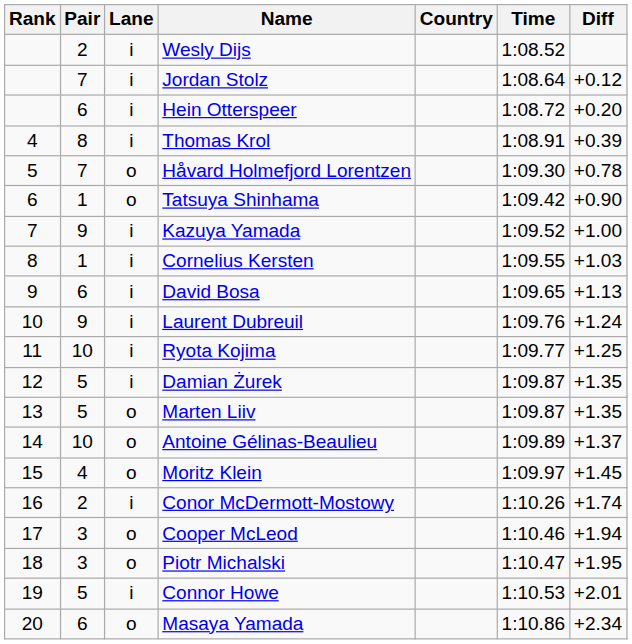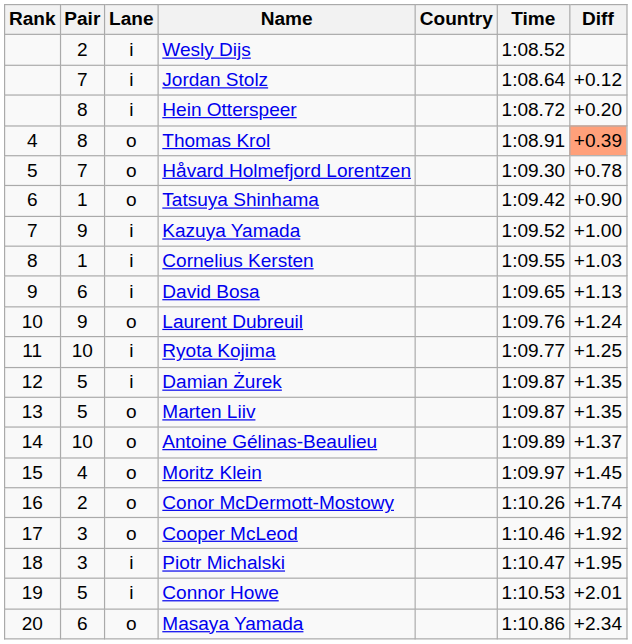(82, 110) 6 -> (82, 110) 8
(131, 140) i -> (131, 140) o
(598, 140) no background -> (598, 140) lightsalmon background
(131, 321) i -> (131, 321) o
(131, 502) i -> (131, 502) o
(598, 532) +1.94 -> (598, 532) +1.92
(131, 563) o -> (131, 563) i
